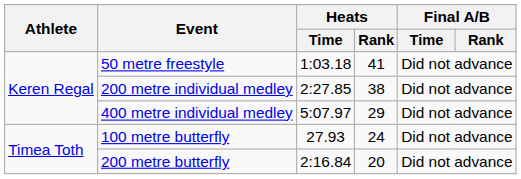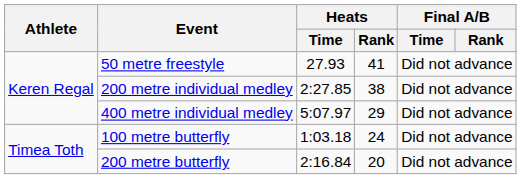(326, 64) 1:03.18 -> (326, 64) 27.93
(326, 137) 27.93 -> (326, 137) 1:03.18
